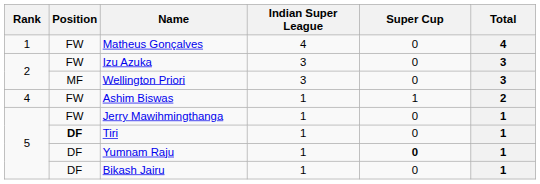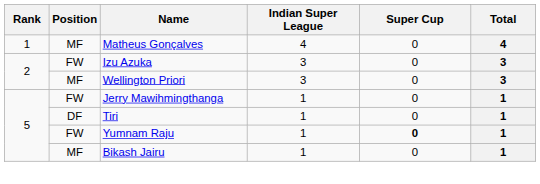(75, 44) FW -> (75, 44) MF
- row: (138, 98)
(75, 134) bold -> (75, 116) normal
(75, 152) DF -> (75, 134) FW
(75, 170) DF -> (75, 152) MF
